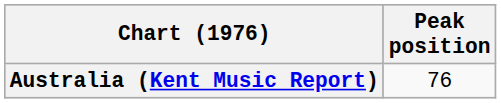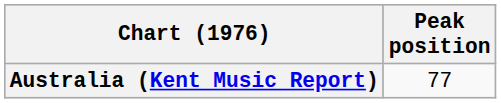(440, 81) 76 -> (440, 81) 77
